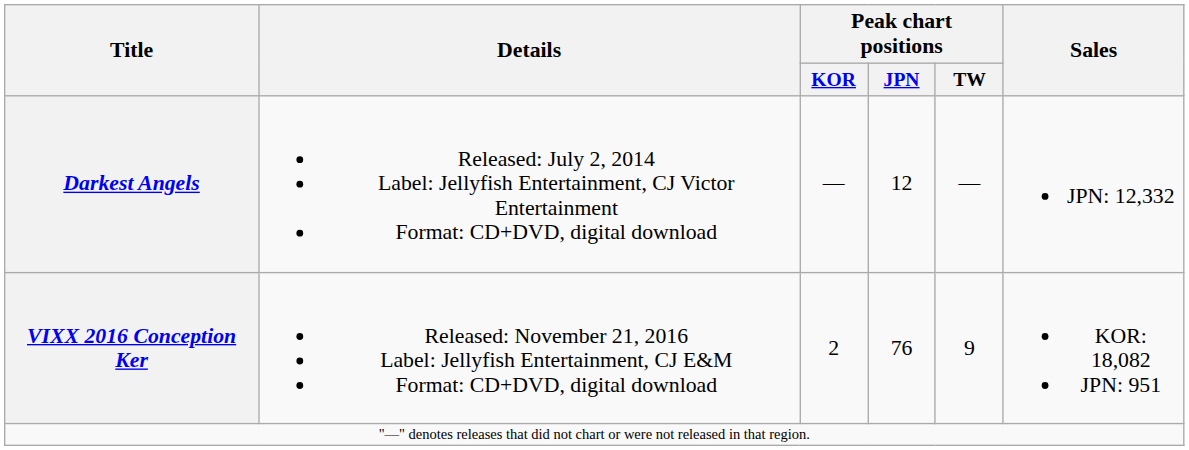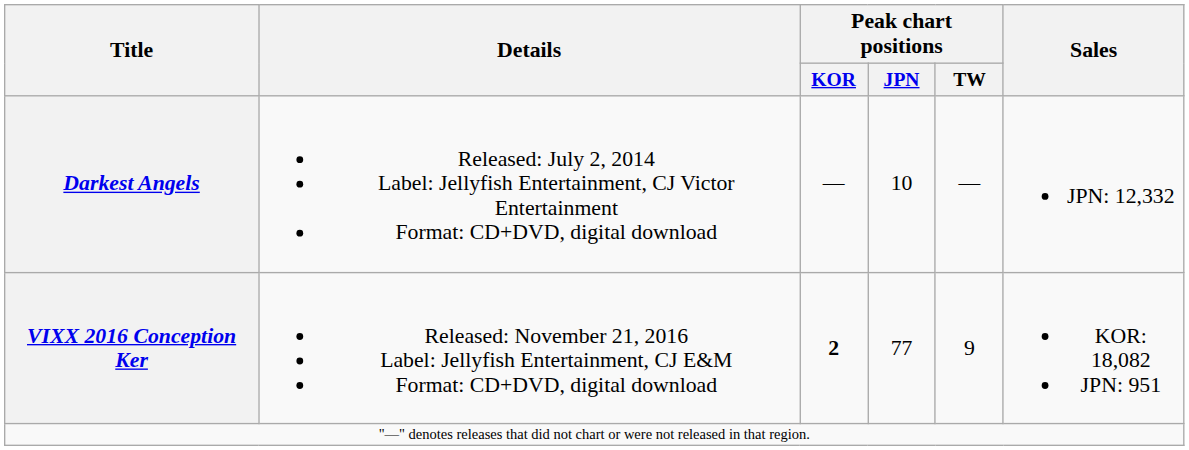(902, 183) 12 -> (902, 183) 10
(834, 347) normal -> (834, 347) bold
(902, 347) 76 -> (902, 347) 77
